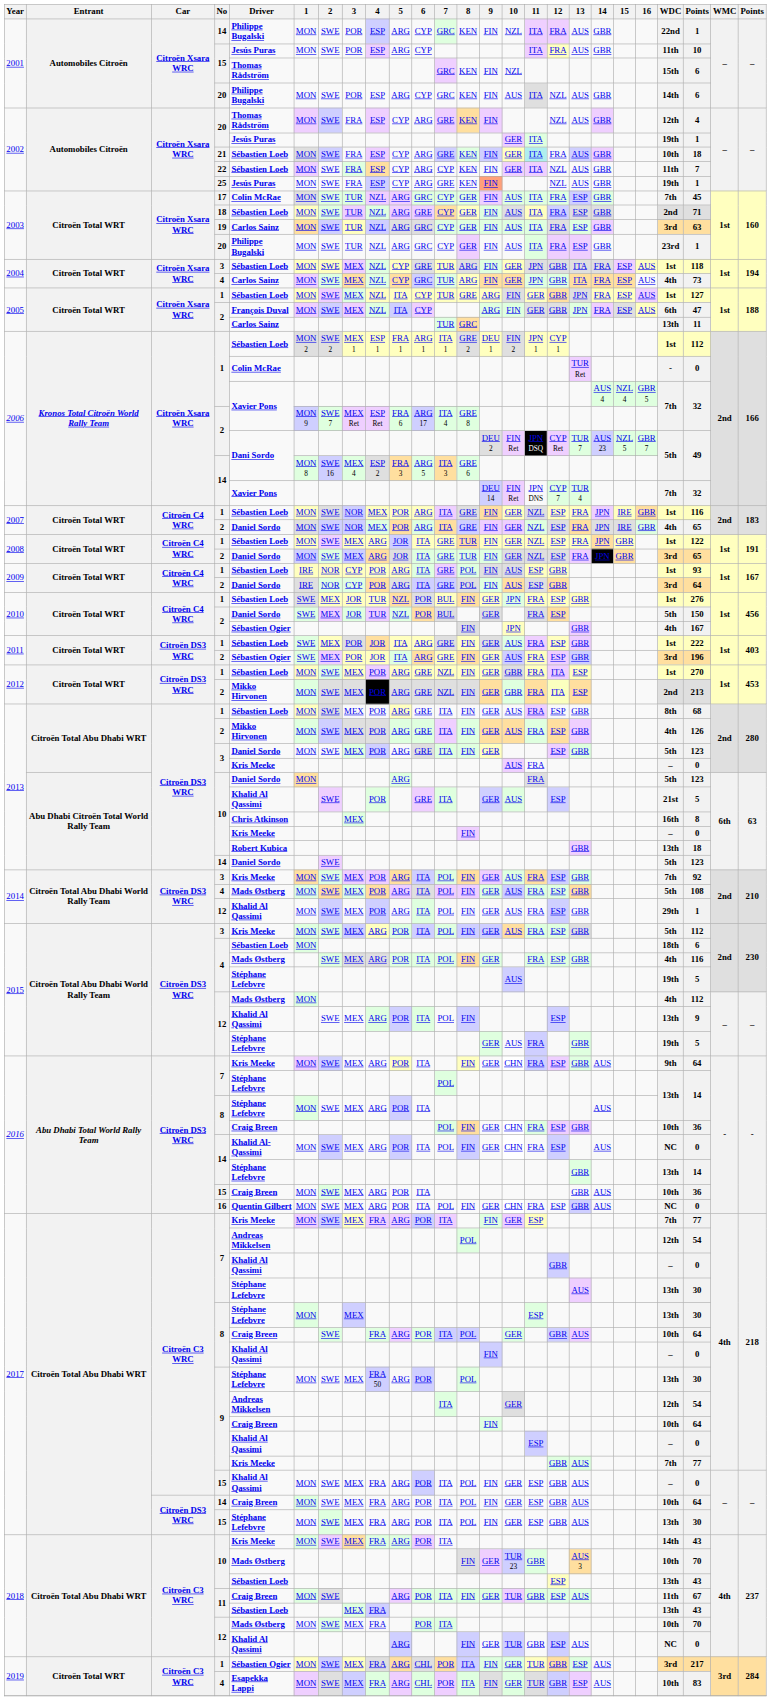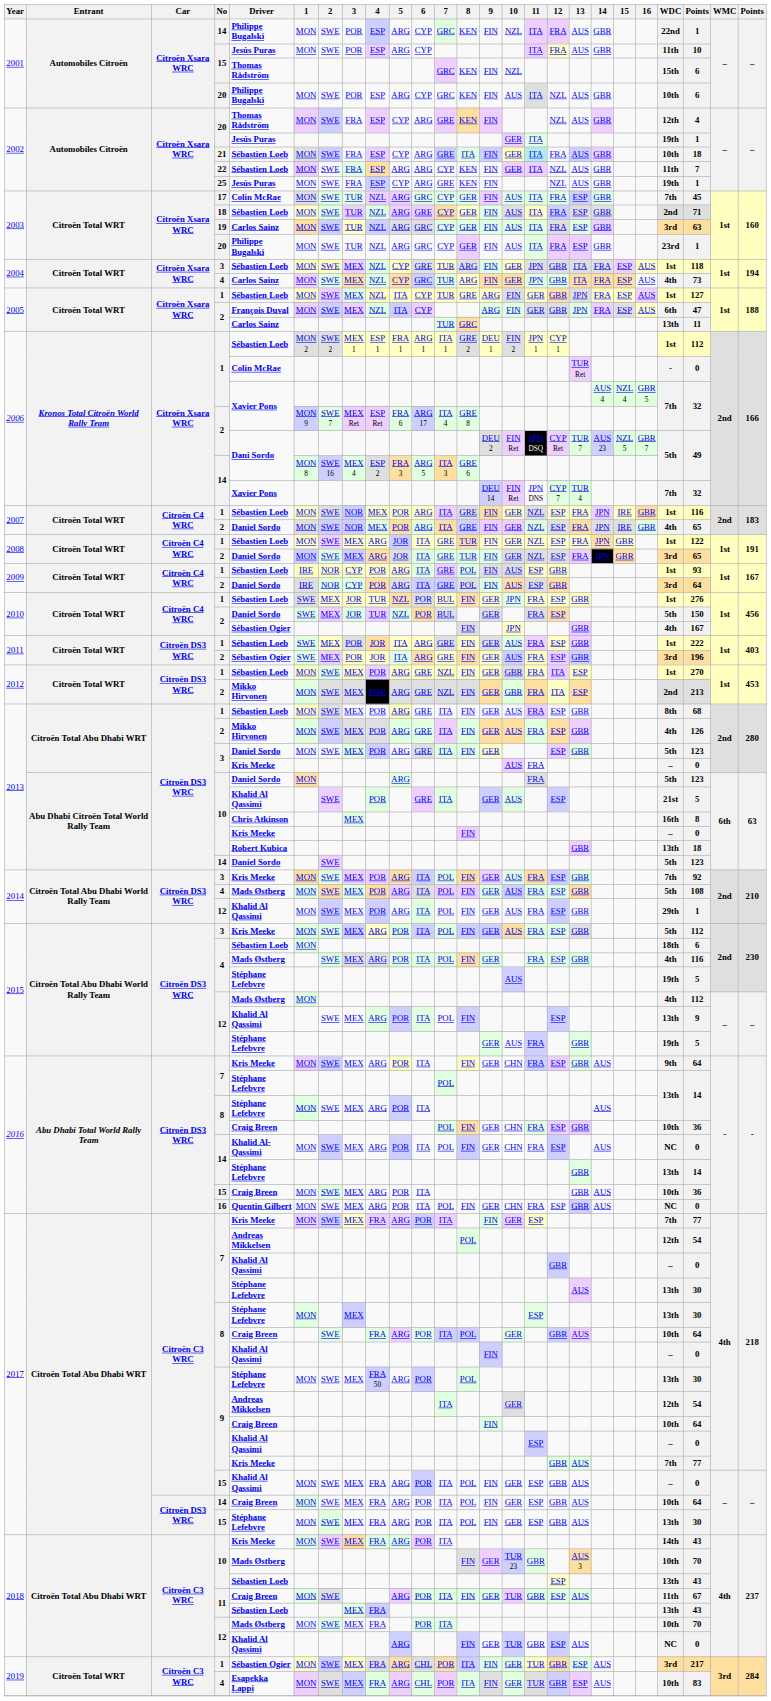(671, 96) 14th -> (671, 96) 10th
(468, 155) KEN -> (468, 155) ITA
(401, 169) CYP -> (401, 169) ARG
(491, 184) lightsalmon background -> (491, 184) no background
